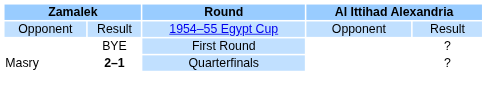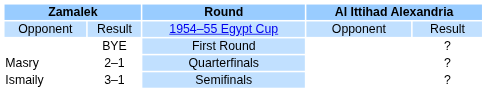(114, 63) bold -> (114, 63) normal
+ row: (24, 80)
